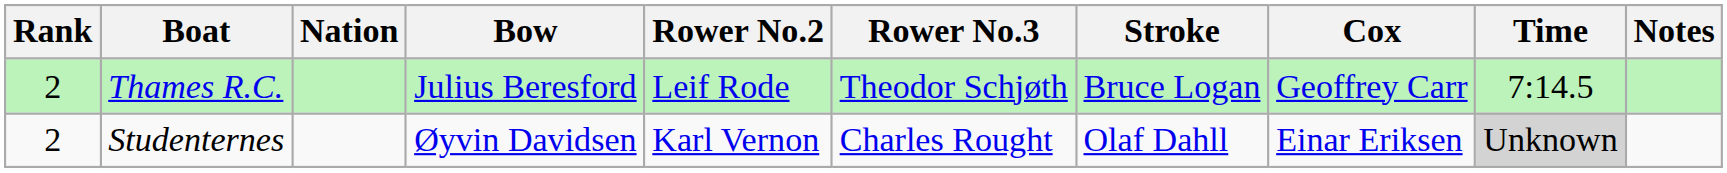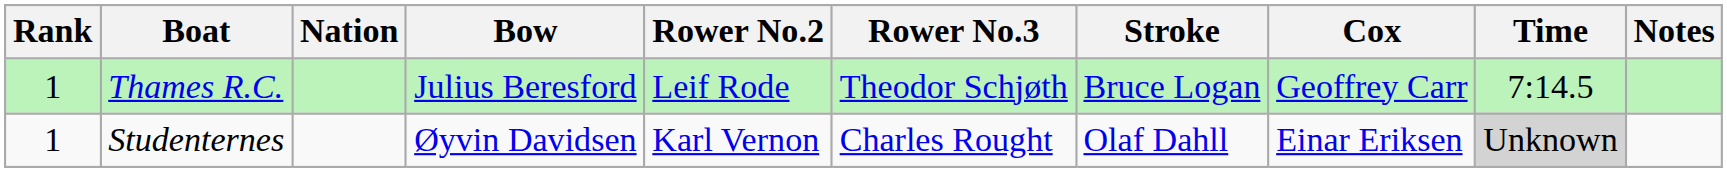(53, 85) 2 -> (53, 85) 1
(53, 139) 2 -> (53, 139) 1
